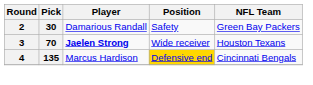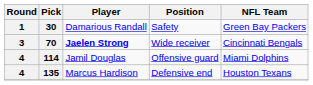(22, 27) 2 -> (22, 27) 1
(251, 42) Houston Texans -> (263, 42) Cincinnati Bengals
+ row: (51, 58)
(182, 58) gold background -> (182, 73) no background
(256, 58) Cincinnati Bengals -> (257, 73) Houston Texans
